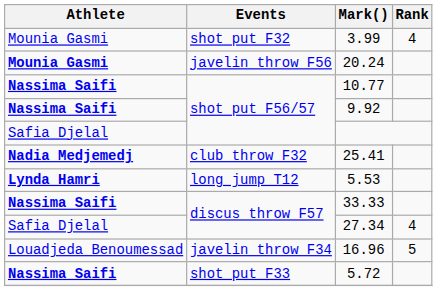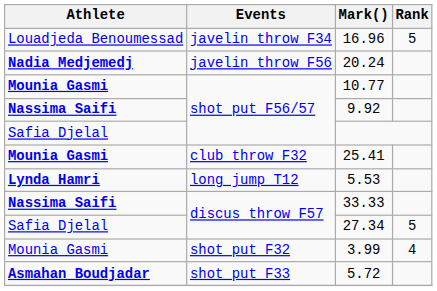rows swapped: (261, 250) <-> (240, 39)
(58, 63) Mounia Gasmi -> (71, 63) Nadia Medjemedj
(62, 86) Nassima Saifi -> (58, 86) Mounia Gasmi
(71, 156) Nadia Medjemedj -> (58, 156) Mounia Gasmi
(412, 226) 4 -> (412, 226) 5
(62, 273) Nassima Saifi -> (79, 273) Asmahan Boudjadar
